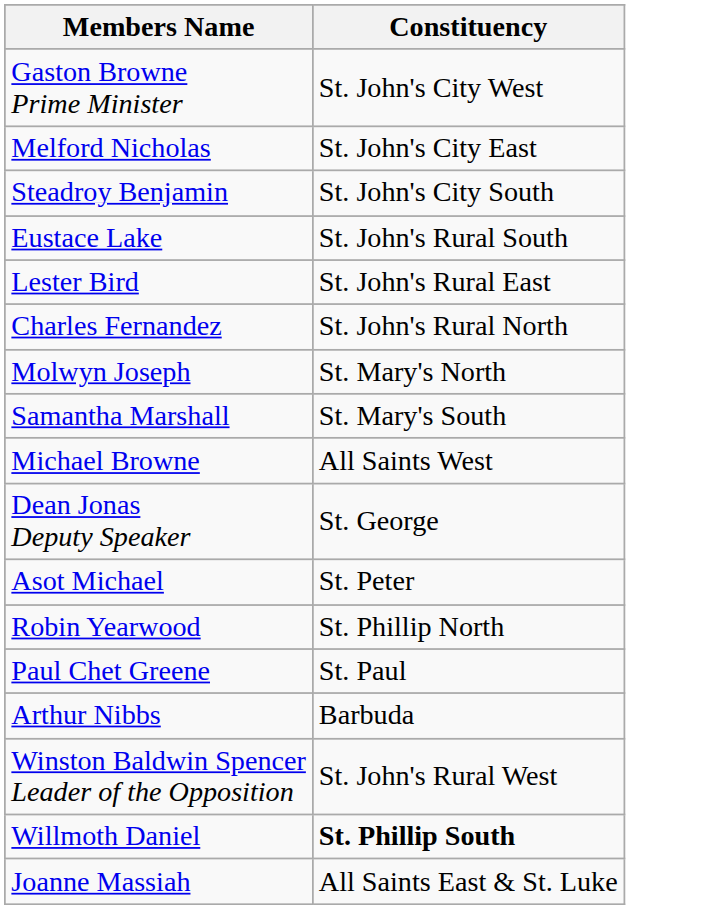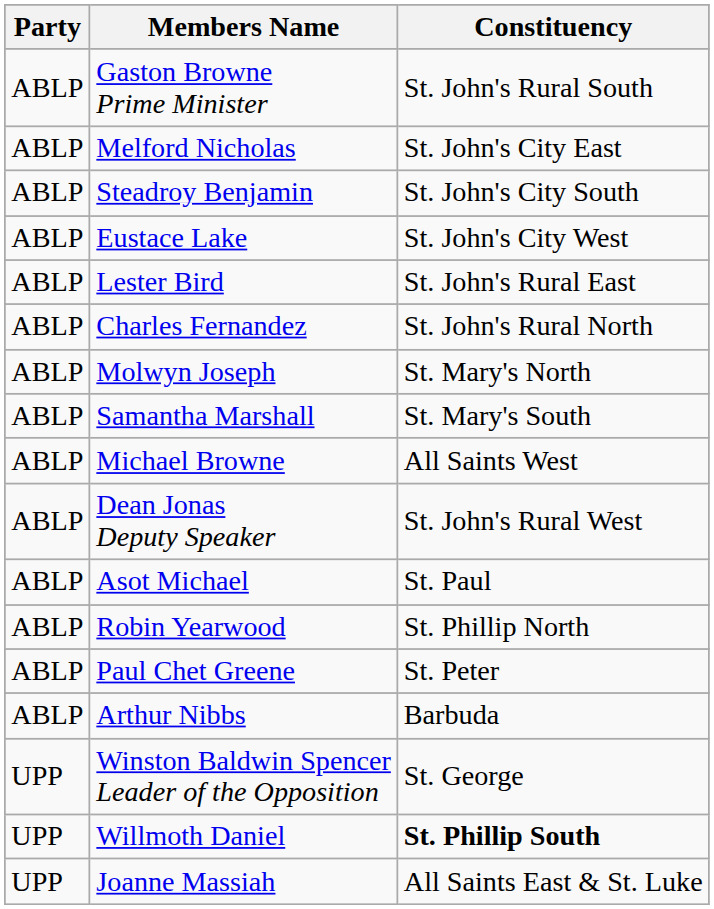+ column: (47, 26)
(431, 87) St. John's City West -> (528, 87) St. John's Rural South
(443, 237) St. John's Rural South -> (516, 237) St. John's City West
(379, 520) St. George -> (523, 520) St. John's Rural West
(367, 581) St. Peter -> (448, 581) St. Paul
(363, 670) St. Paul -> (452, 670) St. Peter
(438, 775) St. John's Rural West -> (464, 775) St. George
